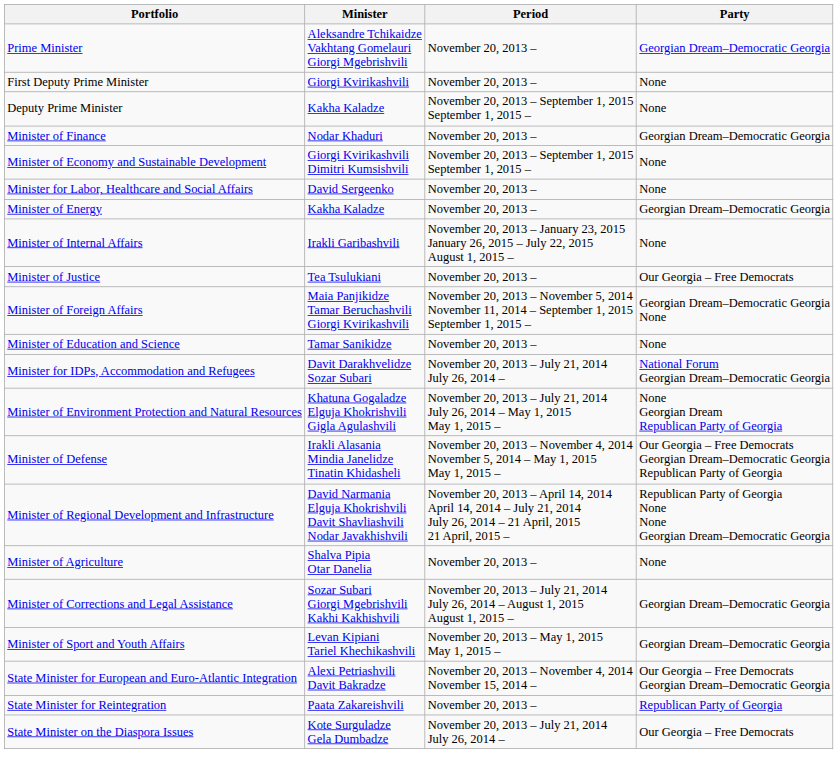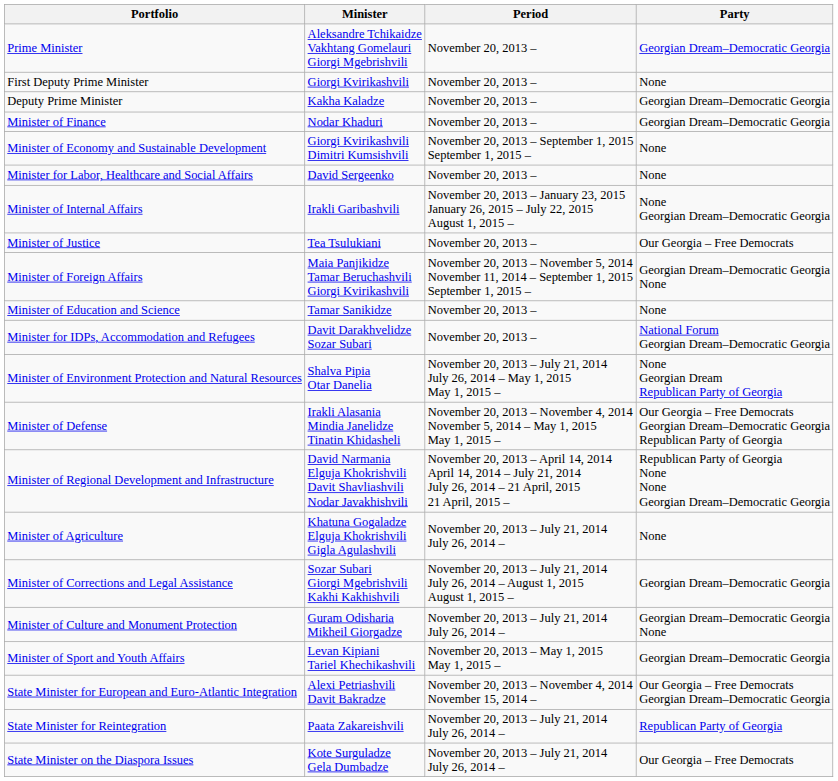(531, 108) November 20, 2013 – September 1, 2015 September 1, 2015 – -> (482, 101) November 20, 2013 –
(653, 108) None -> (735, 101) Georgian Dream–Democratic Georgia
- row: (55, 209)
(653, 242) None -> (735, 209) None Georgian Dream–Democratic Georgia
(517, 371) November 20, 2013 – July 21, 2014 July 26, 2014 – -> (482, 337) November 20, 2013 –
(357, 412) Khatuna Gogaladze Elguja Khokrishvili Gigla Agulashvili -> (340, 378) Shalva Pipia Otar Danelia
(340, 562) Shalva Pipia Otar Danelia -> (357, 535) Khatuna Gogaladze Elguja Khokrishvili Gigla Agulashvili
(482, 562) November 20, 2013 – -> (517, 535) November 20, 2013 – July 21, 2014 July 26, 2014 –
+ row: (122, 624)
(482, 705) November 20, 2013 – -> (517, 726) November 20, 2013 – July 21, 2014 July 26, 2014 –
